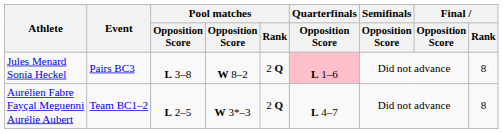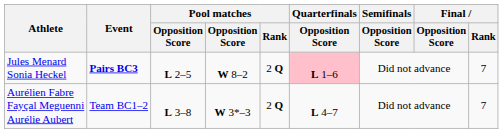(112, 68) normal -> (114, 68) bold
(178, 75) L 3–8 -> (178, 75) L 2–5
(483, 68) 8 -> (483, 68) 7
(178, 112) L 2–5 -> (178, 112) L 3–8
(483, 106) 8 -> (483, 106) 7
